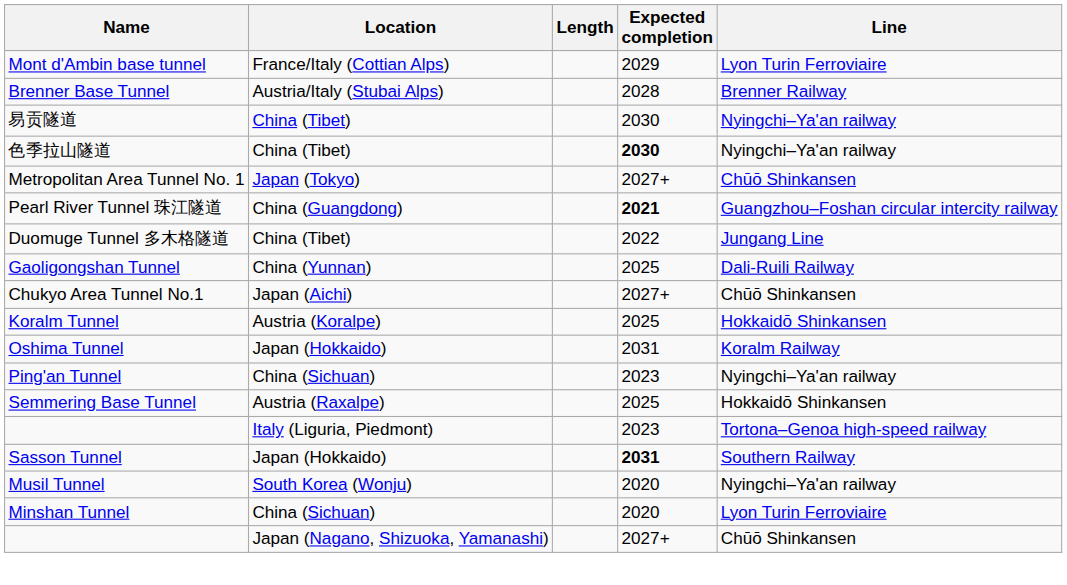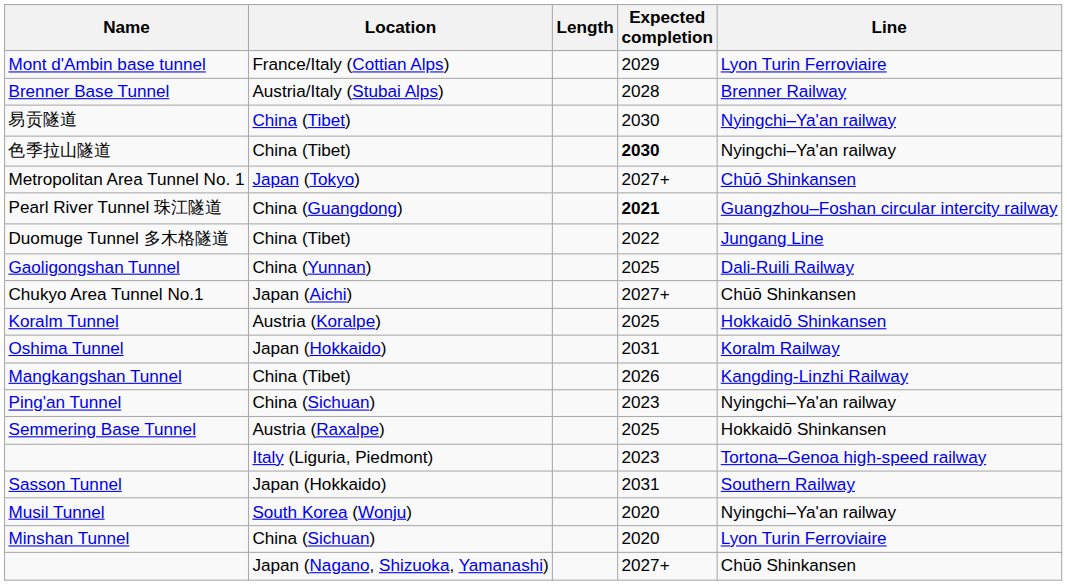+ row: (95, 375)
(641, 457) bold -> (641, 484) normal
